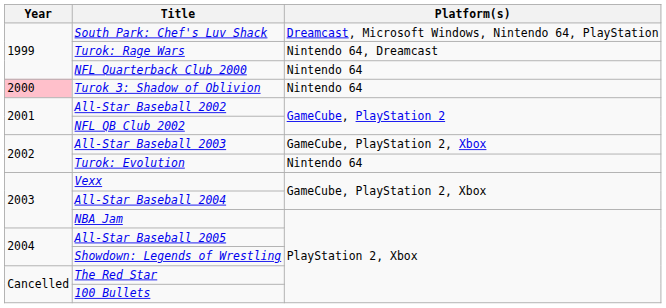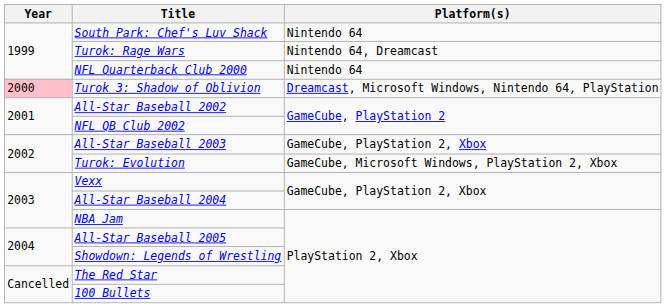(473, 32) Dreamcast, Microsoft Windows, Nintendo 64, PlayStation -> (325, 32) Nintendo 64
(325, 88) Nintendo 64 -> (473, 88) Dreamcast, Microsoft Windows, Nintendo 64, PlayStation
(325, 163) Nintendo 64 -> (452, 163) GameCube, Microsoft Windows, PlayStation 2, Xbox
